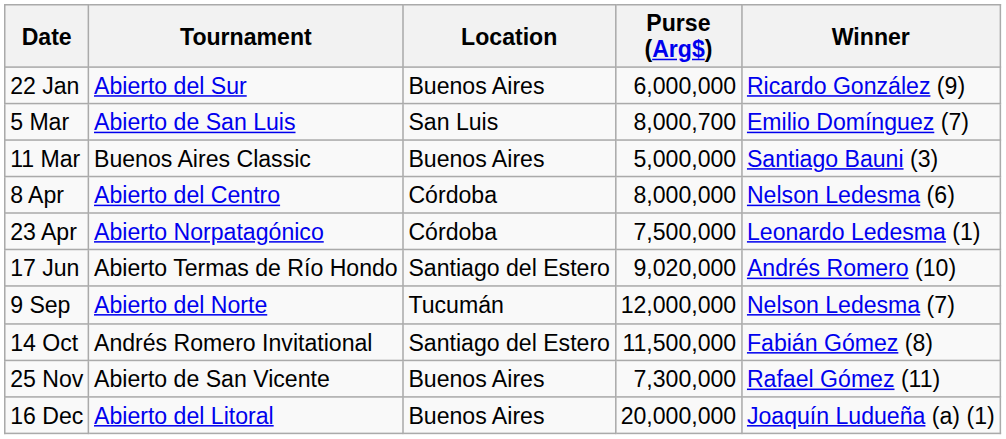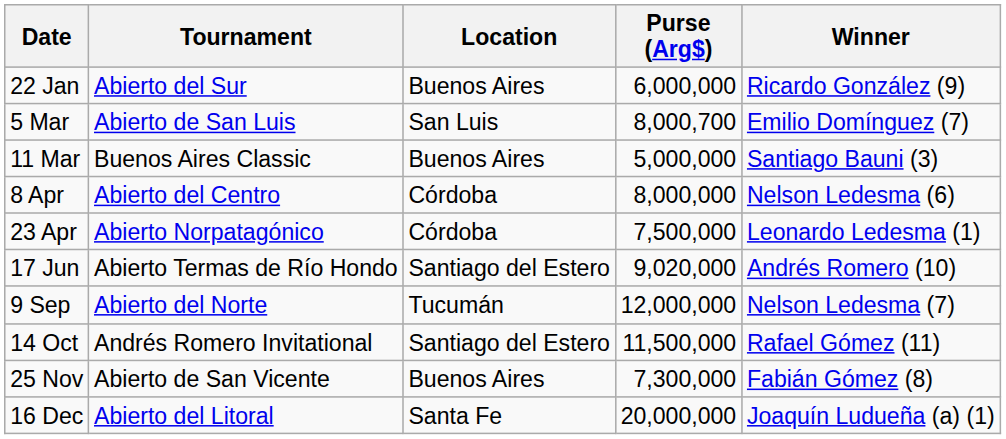(840, 342) Fabián Gómez (8) -> (844, 342) Rafael Gómez (11)
(844, 378) Rafael Gómez (11) -> (840, 378) Fabián Gómez (8)
(476, 415) Buenos Aires -> (455, 415) Santa Fe
